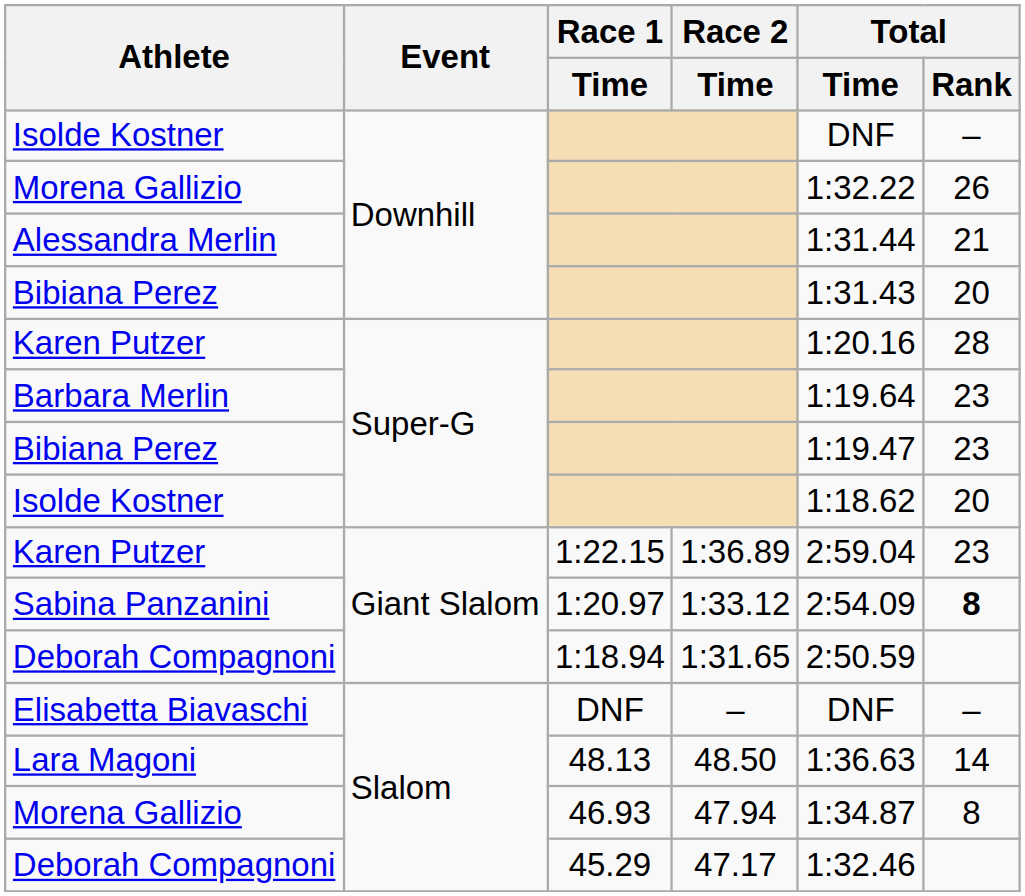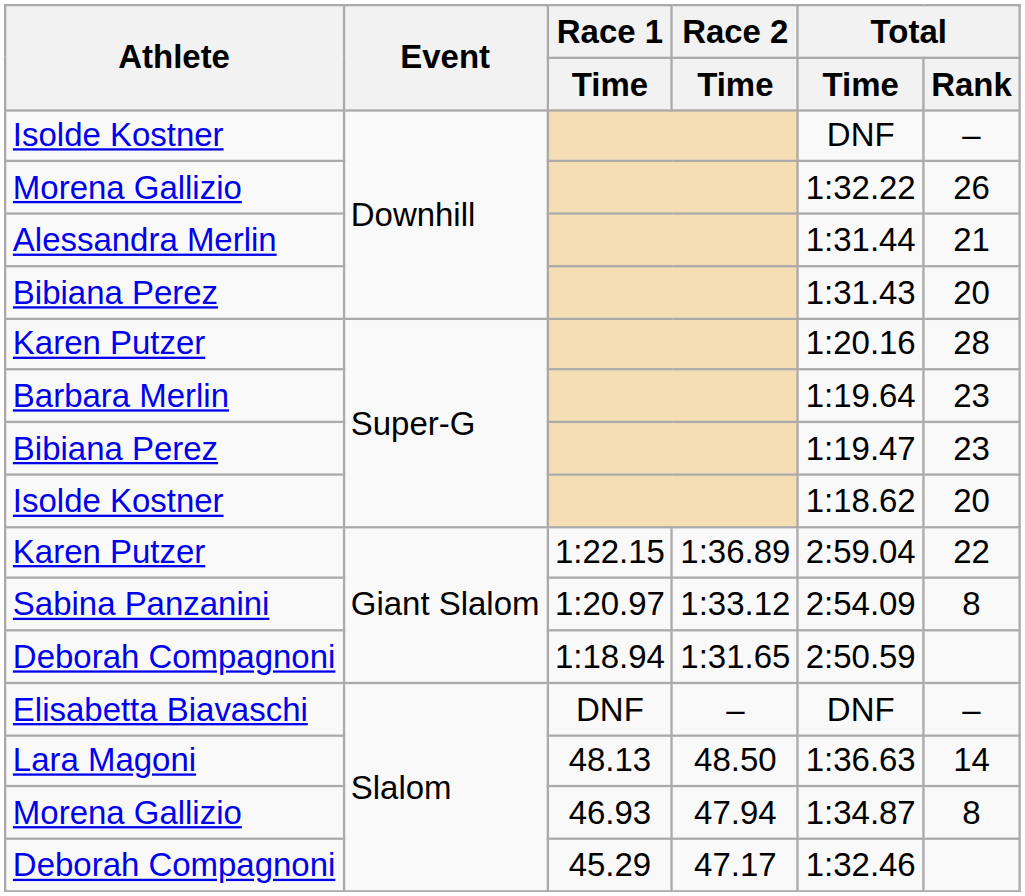(971, 553) 23 -> (971, 553) 22
(971, 605) bold -> (971, 605) normal
